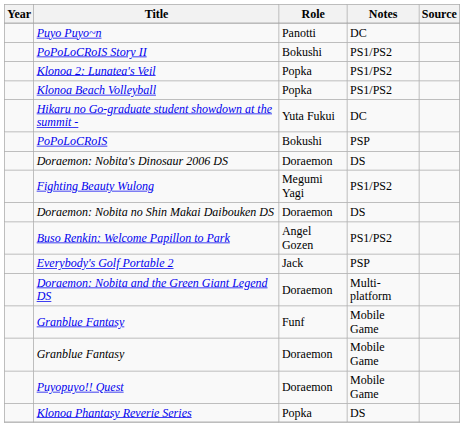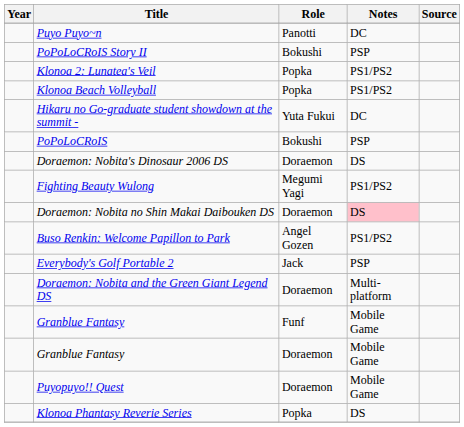(371, 52) PS1/PS2 -> (360, 52) PSP
(358, 212) no background -> (358, 212) pink background
